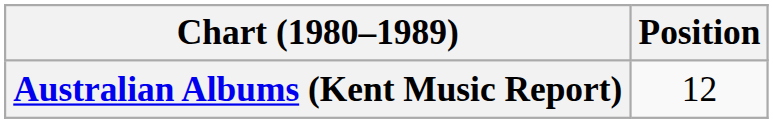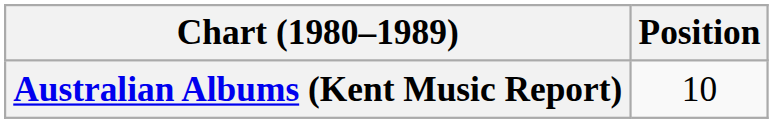(699, 88) 12 -> (699, 88) 10
